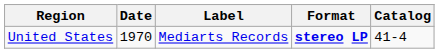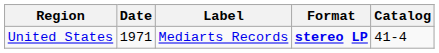(136, 38) 1970 -> (136, 38) 1971
